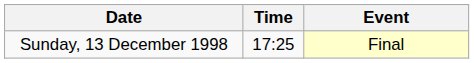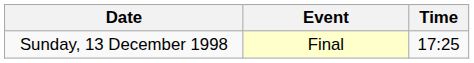columns swapped: (273, 17) <-> (386, 17)
